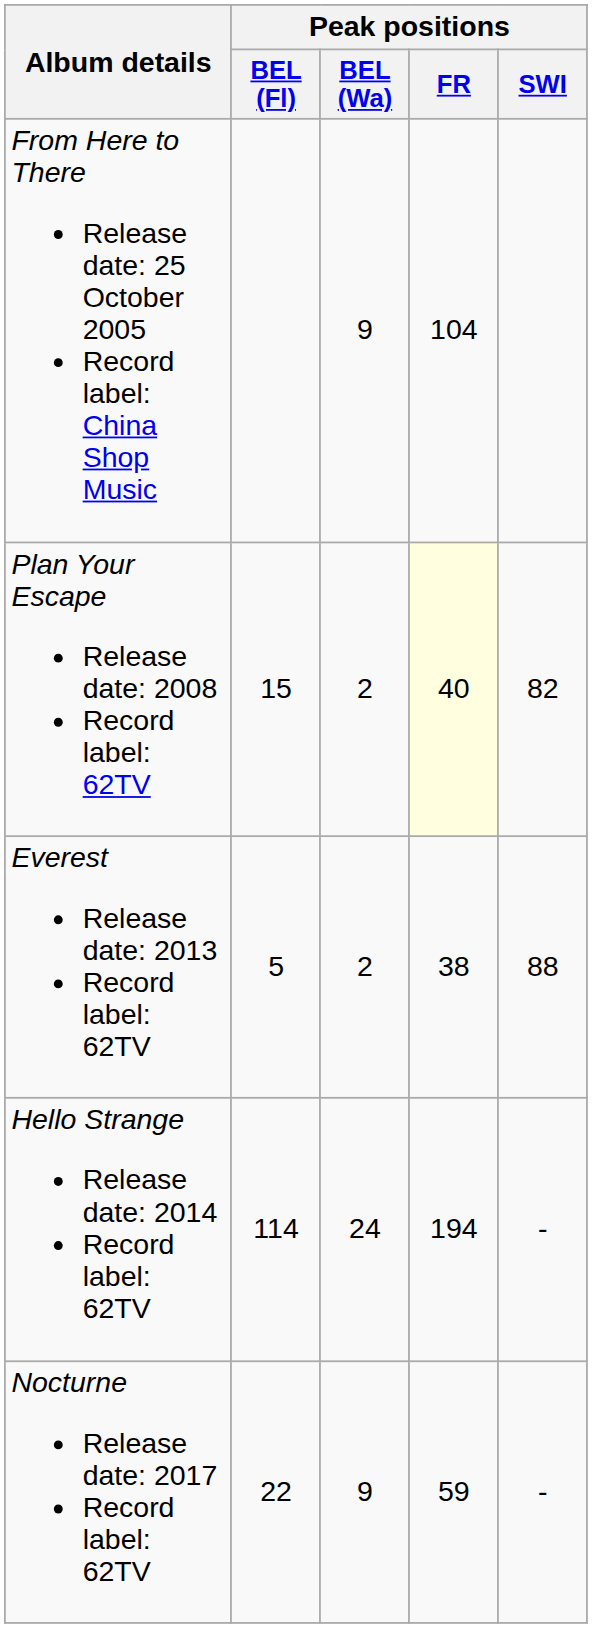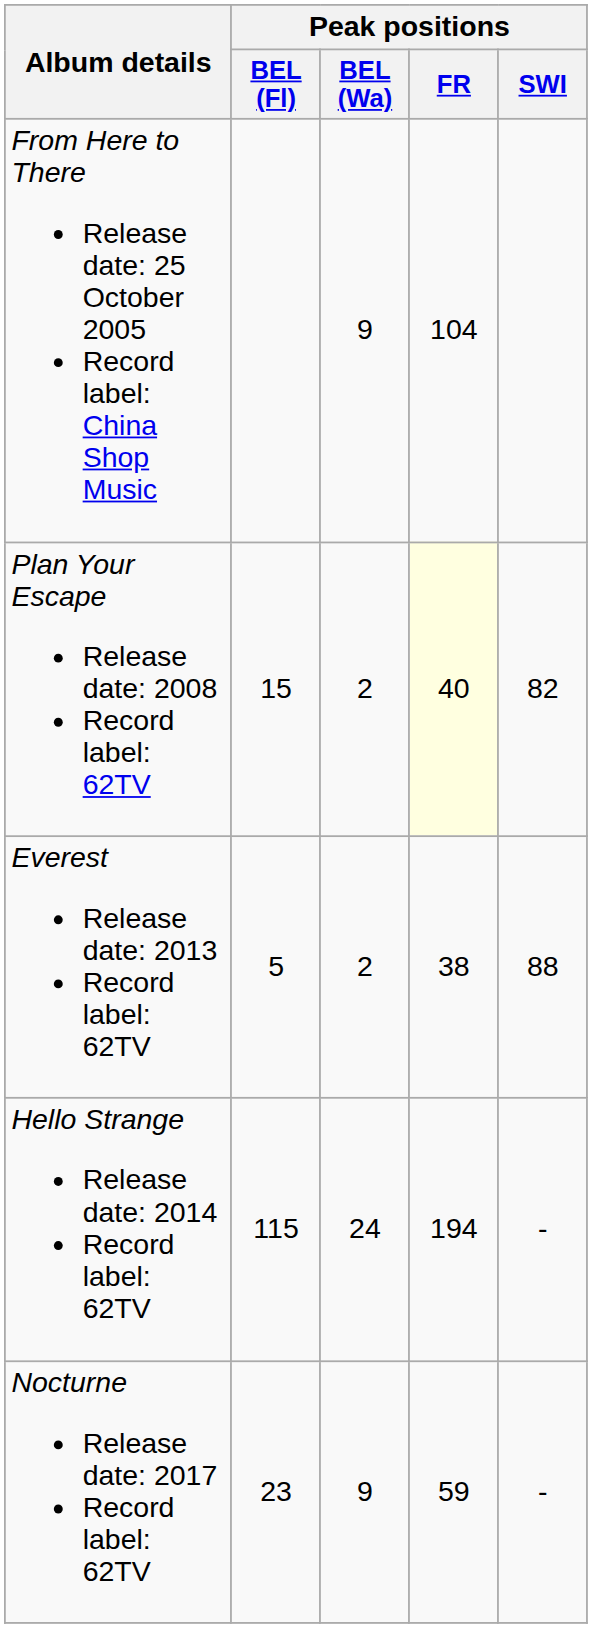(276, 1229) 114 -> (276, 1229) 115
(276, 1491) 22 -> (276, 1491) 23
